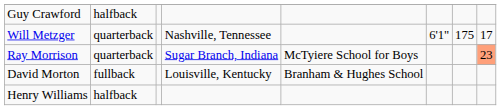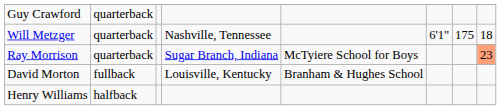(115, 14) halfback -> (123, 14) quarterback
(486, 34) 17 -> (486, 34) 18
